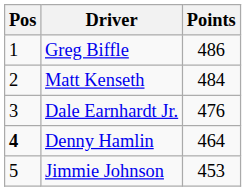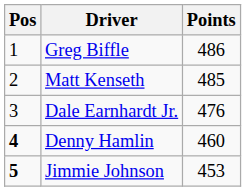(211, 80) 484 -> (211, 80) 485
(211, 141) 464 -> (211, 141) 460
(13, 171) normal -> (13, 171) bold
